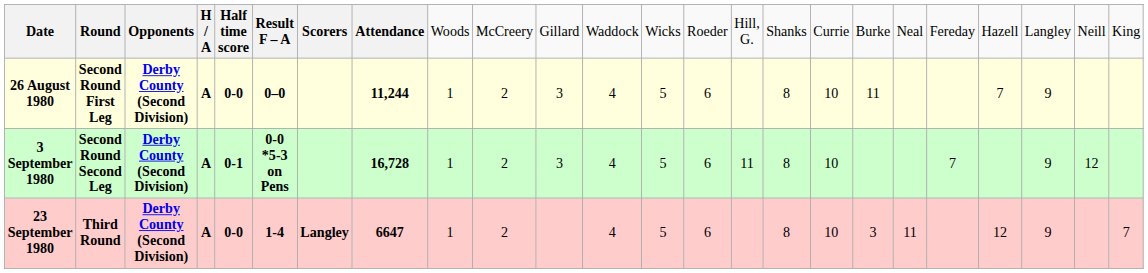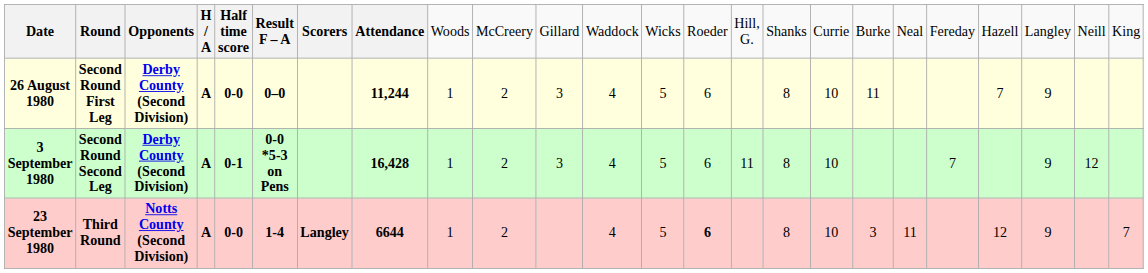(390, 163) 16,728 -> (390, 163) 16,428
(161, 233) Derby County (Second Division) -> (161, 233) Notts County (Second Division)
(390, 233) 6647 -> (390, 233) 6644
(707, 233) normal -> (707, 233) bold
